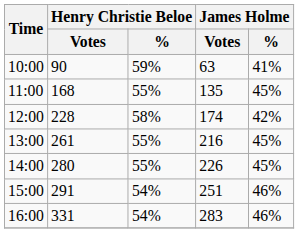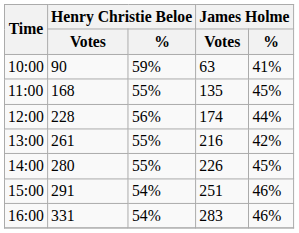(146, 116) 58% -> (146, 116) 56%
(267, 116) 42% -> (267, 116) 44%
(267, 141) 45% -> (267, 141) 42%
